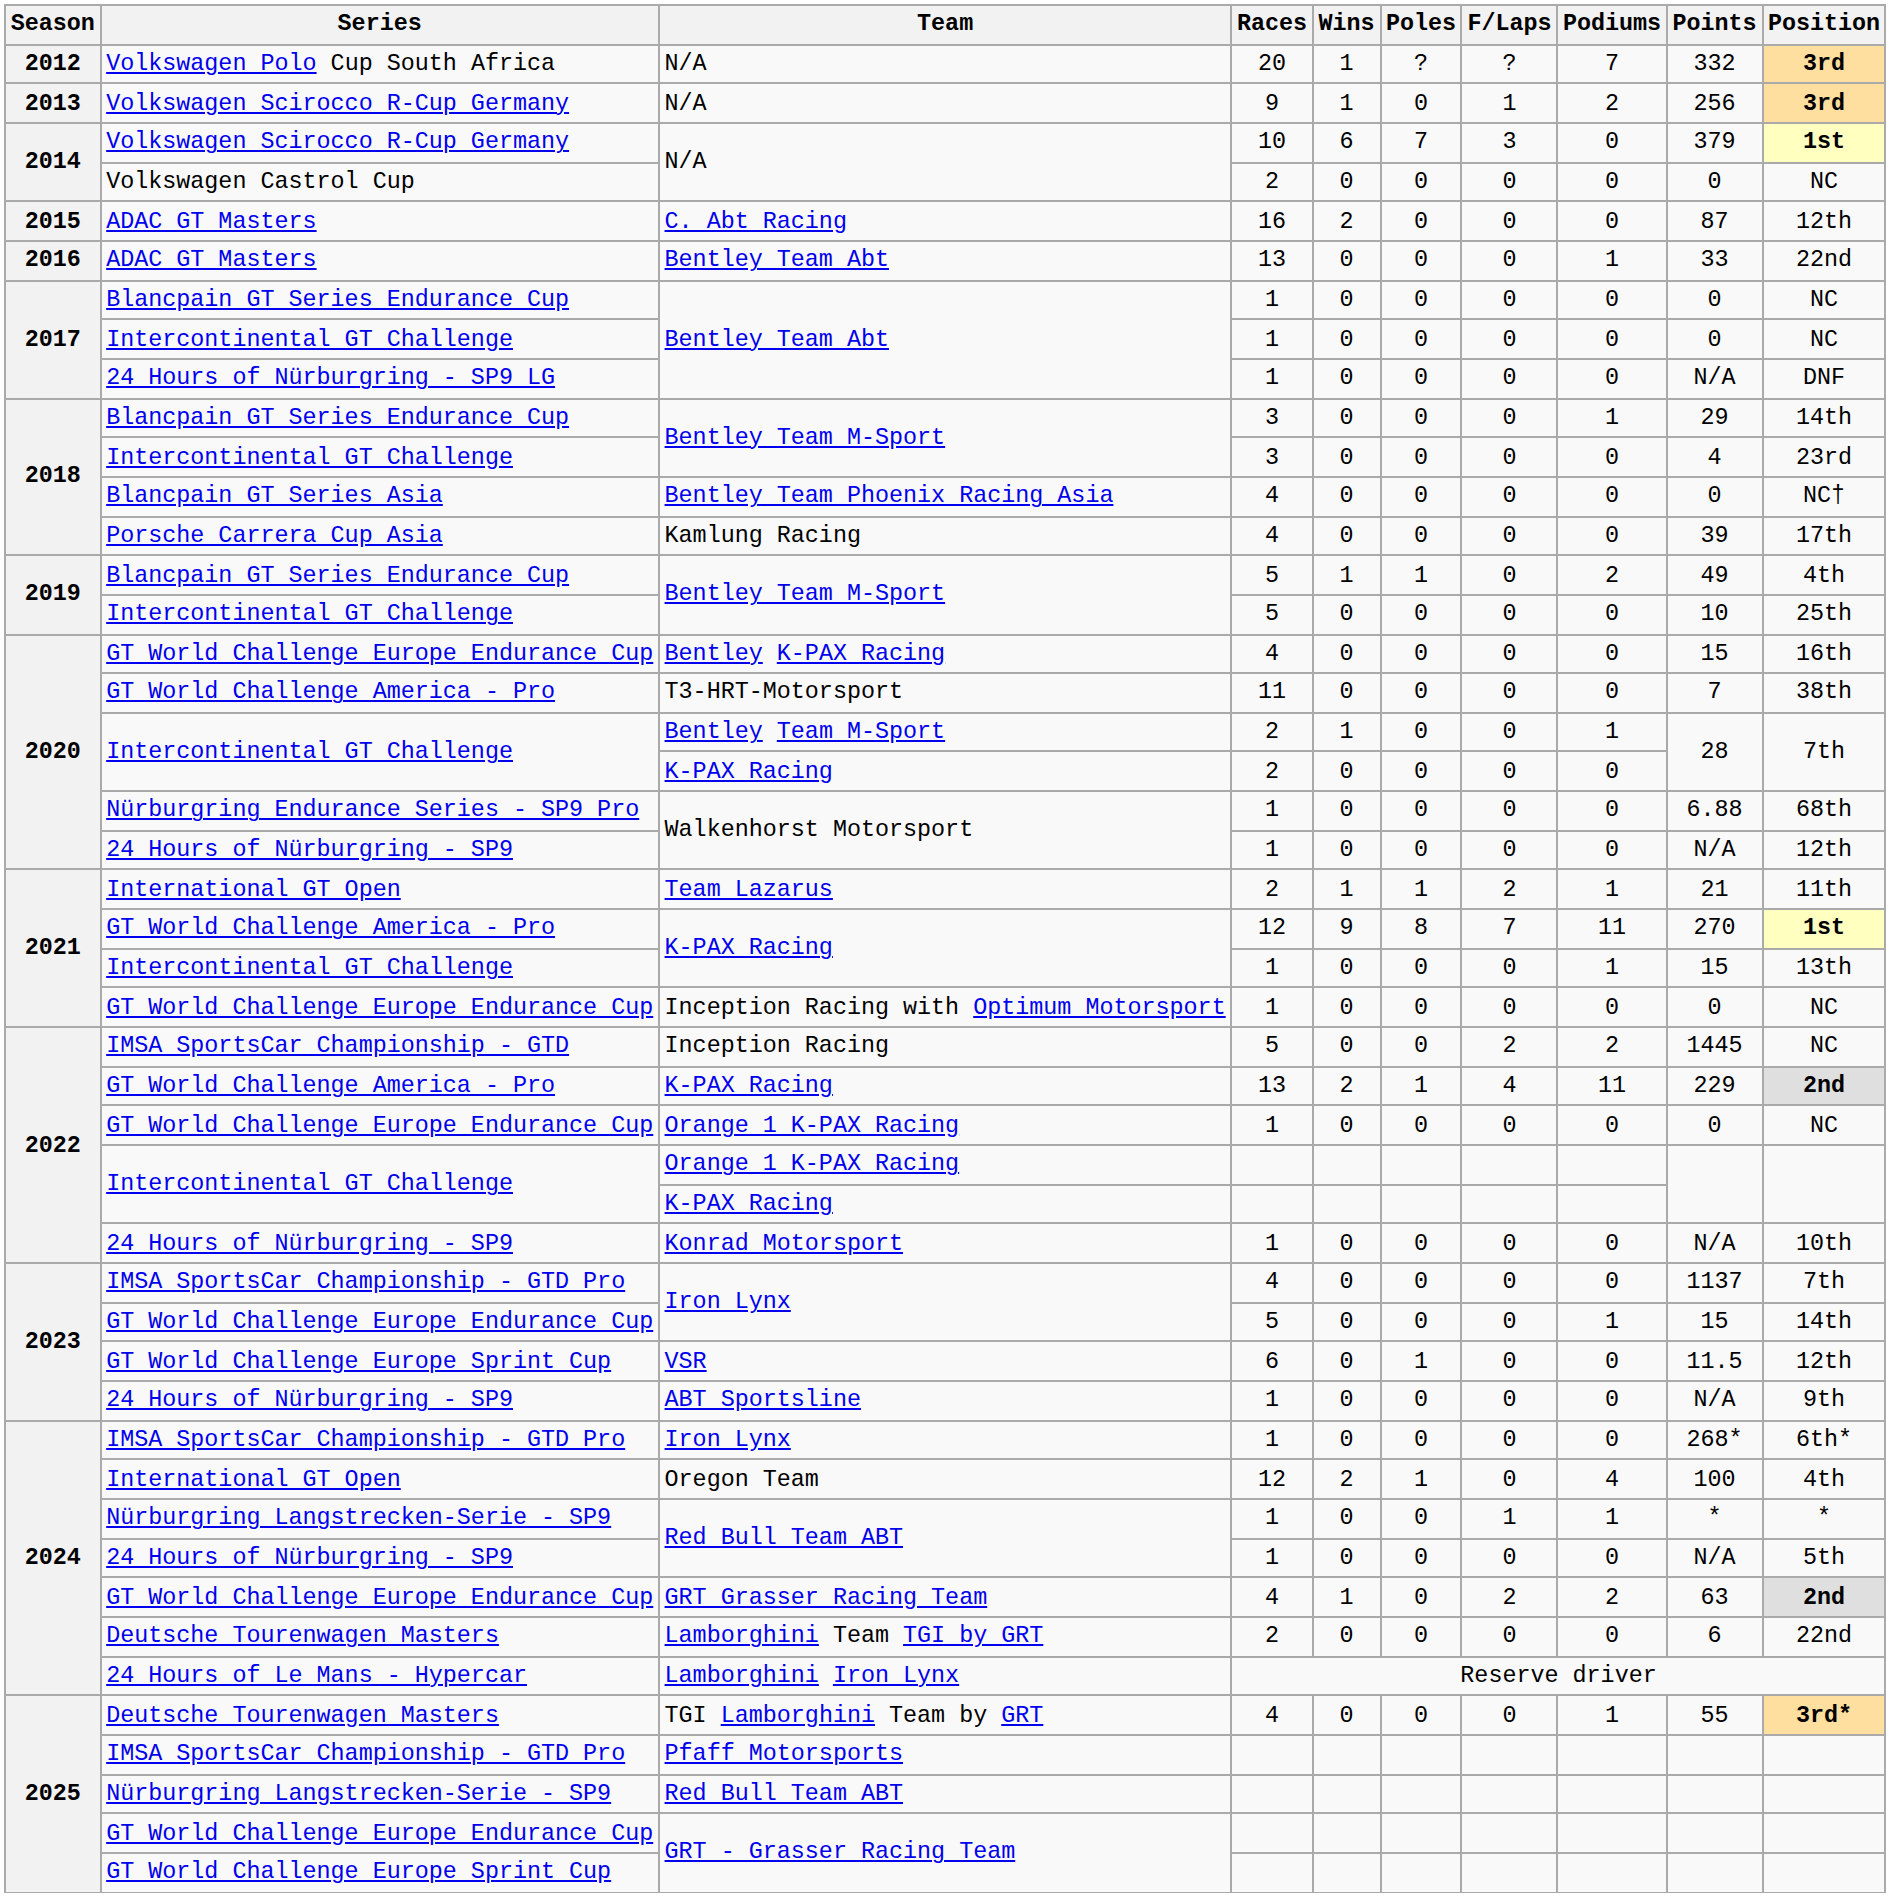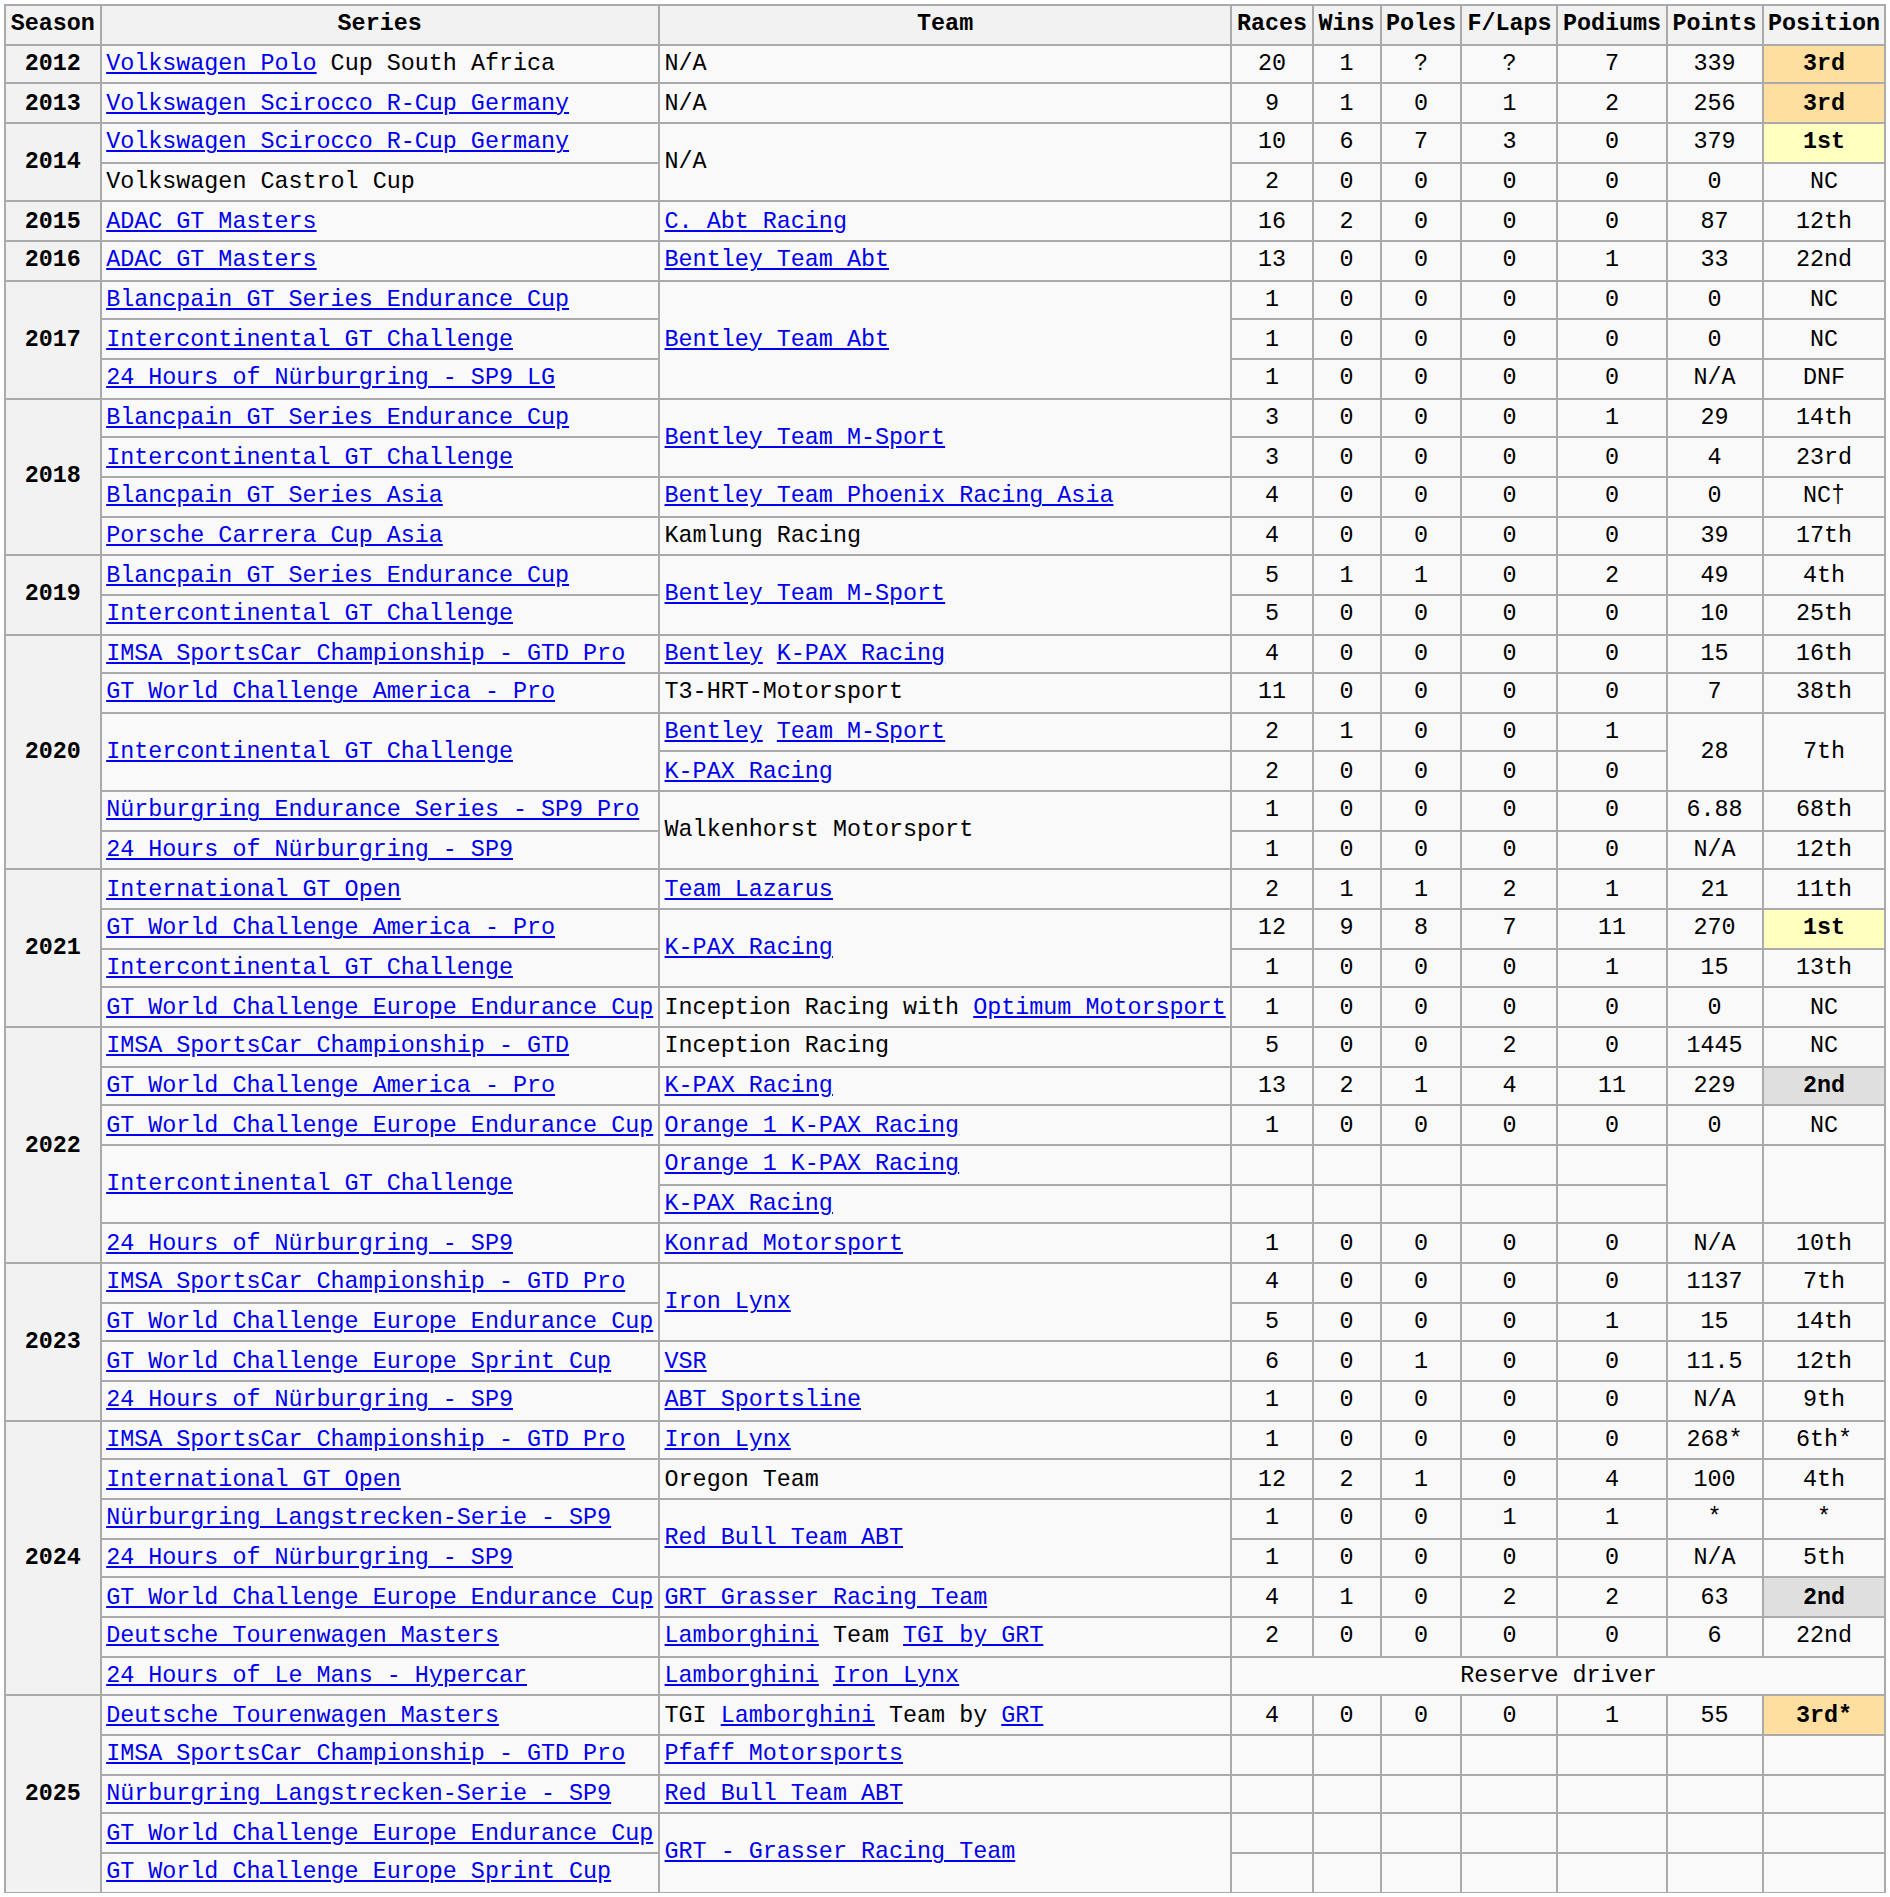(1714, 64) 332 -> (1714, 64) 339
(380, 653) GT World Challenge Europe Endurance Cup -> (366, 653) IMSA SportsCar Championship - GTD Pro
(1612, 1046) 2 -> (1612, 1046) 0
